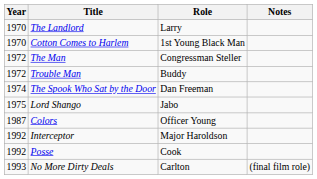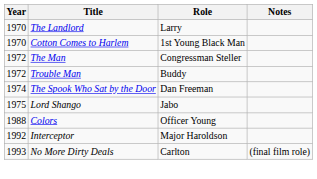(16, 120) 1987 -> (16, 120) 1988
- row: (42, 151)
